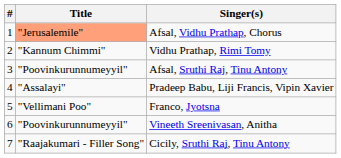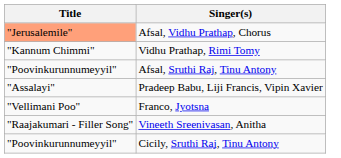- column: (10, 13)
(73, 125) "Poovinkurunnumeyyil" -> (70, 125) "Raajakumari - Filler Song"
(81, 143) "Raajakumari - Filler Song" -> (62, 143) "Poovinkurunnumeyyil"
